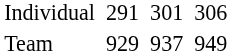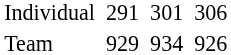(167, 43) 937 -> (167, 43) 934
(211, 43) 949 -> (211, 43) 926
